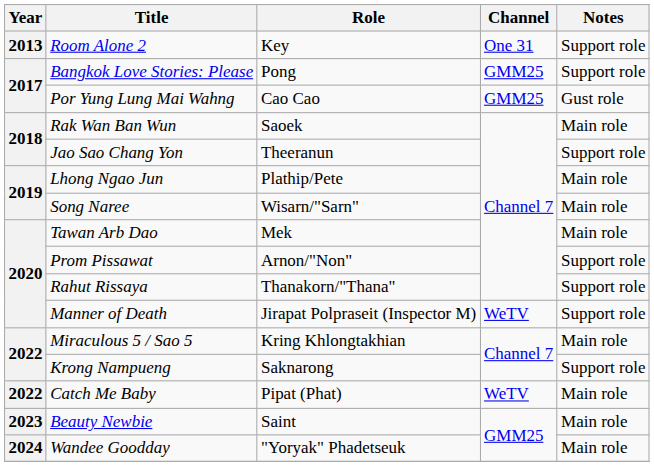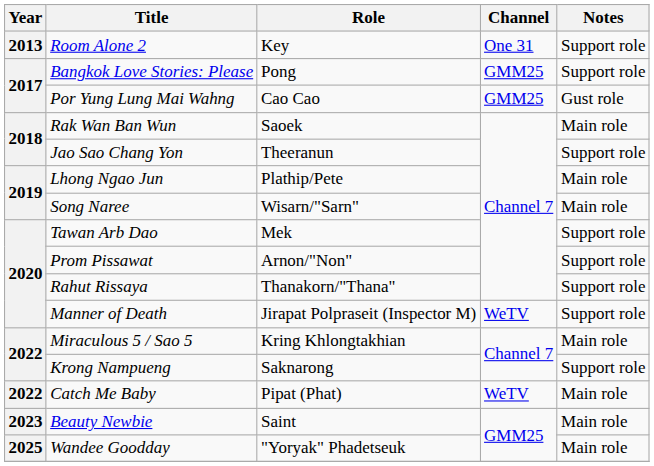(594, 233) Main role -> (603, 233) Support role
(25, 448) 2024 -> (25, 448) 2025
